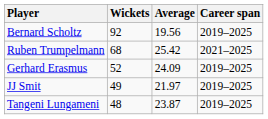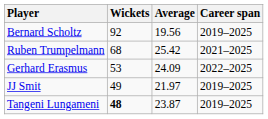(116, 68) 52 -> (116, 68) 53
(226, 68) 2019–2025 -> (226, 68) 2022–2025
(116, 104) normal -> (116, 104) bold
